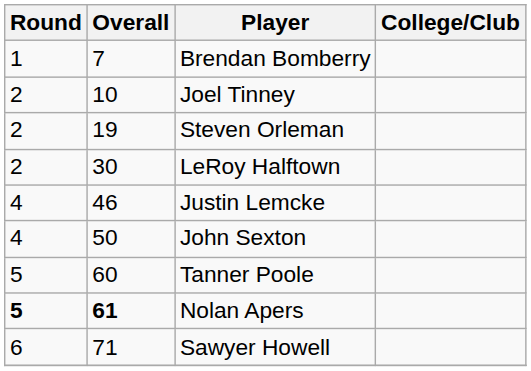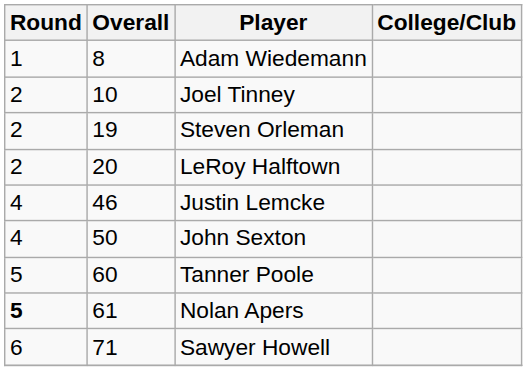- row: (275, 58)
+ row: (273, 58)
(105, 166) 30 -> (105, 166) 20
(105, 310) bold -> (105, 310) normal
